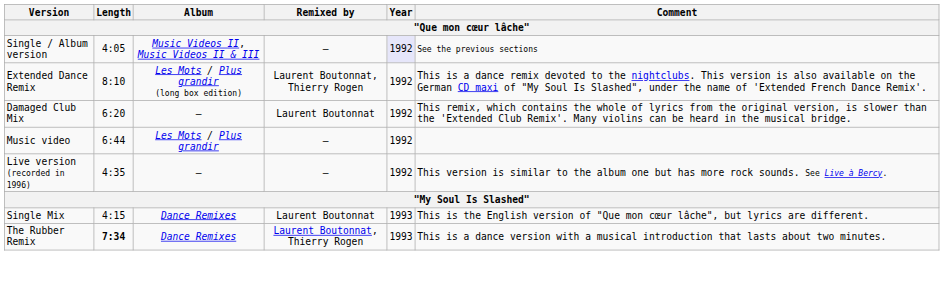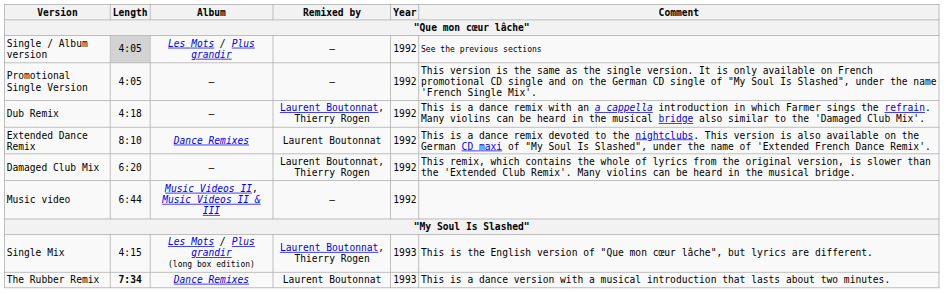(114, 49) no background -> (130, 49) lightgrey background
(199, 49) Music Videos II, Music Videos II & III -> (211, 49) Les Mots / Plus grandir
(401, 49) lavender background -> (405, 49) no background
+ row: (47, 81)
+ row: (33, 114)
(199, 81) Les Mots / Plus grandir (long box edition) -> (211, 141) Dance Remixes
(326, 81) Laurent Boutonnat, Thierry Rogen -> (332, 141) Laurent Boutonnat
(326, 114) Laurent Boutonnat -> (332, 167) Laurent Boutonnat, Thierry Rogen
(199, 141) Les Mots / Plus grandir -> (211, 200) Music Videos II, Music Videos II & III
- row: (41, 173)
(199, 215) Dance Remixes -> (211, 253) Les Mots / Plus grandir (long box edition)
(326, 215) Laurent Boutonnat -> (332, 253) Laurent Boutonnat, Thierry Rogen
(326, 237) Laurent Boutonnat, Thierry Rogen -> (332, 280) Laurent Boutonnat
